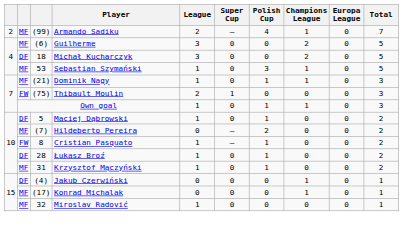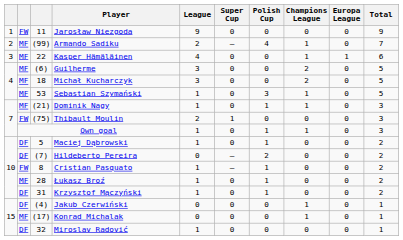+ row: (93, 32)
+ row: (93, 57)
(24, 57) DF -> (24, 81) MF
(24, 131) MF -> (24, 155) DF
(24, 155) DF -> (24, 180) MF
(24, 168) MF -> (24, 193) DF
(24, 205) MF -> (24, 230) DF
